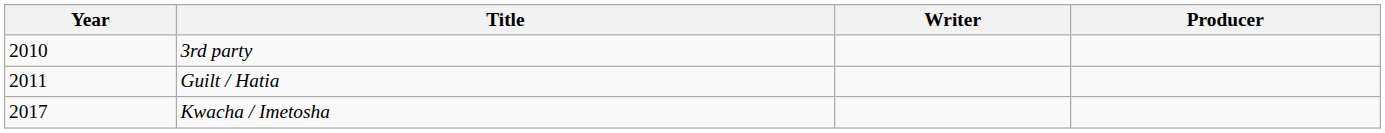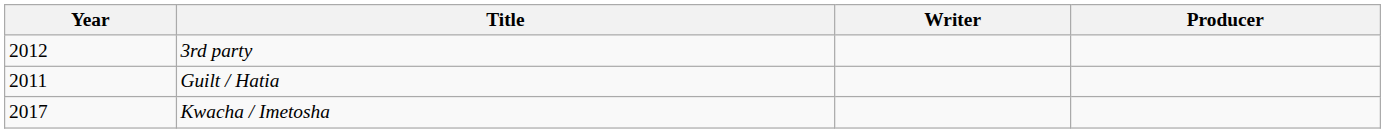(28, 50) 2010 -> (28, 50) 2012
